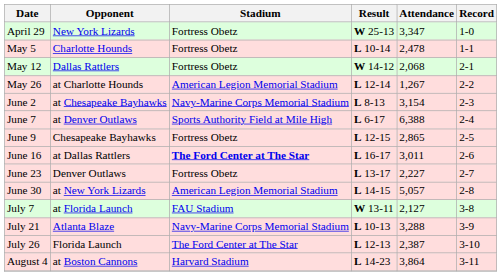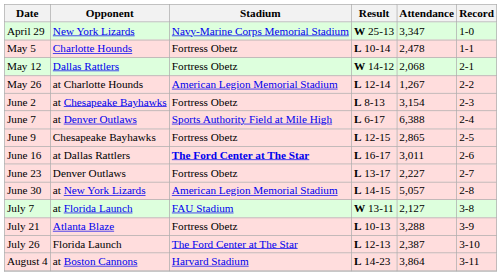(205, 31) Fortress Obetz -> (260, 31) Navy-Marine Corps Memorial Stadium
(260, 102) Navy-Marine Corps Memorial Stadium -> (205, 102) Fortress Obetz
(260, 226) Navy-Marine Corps Memorial Stadium -> (205, 226) Fortress Obetz
